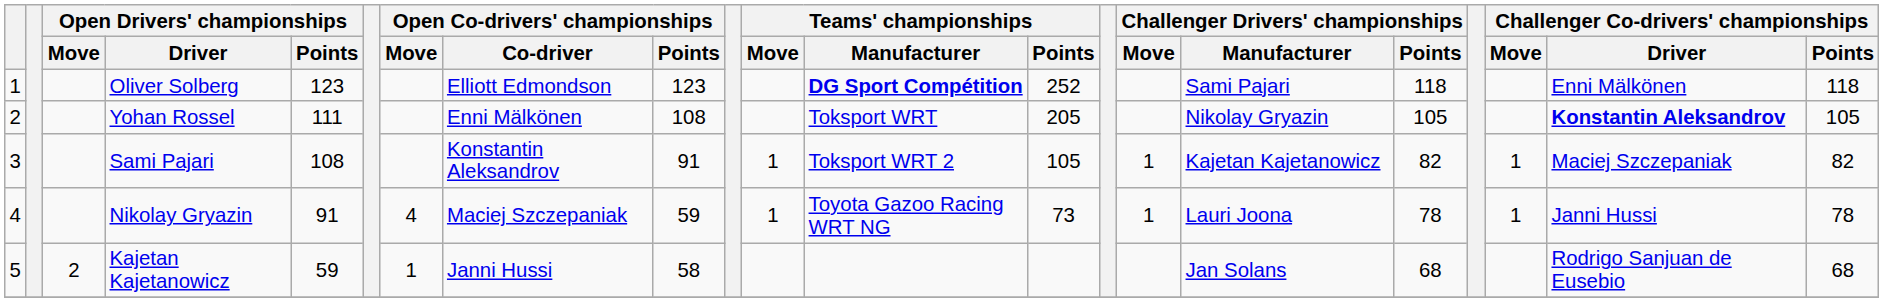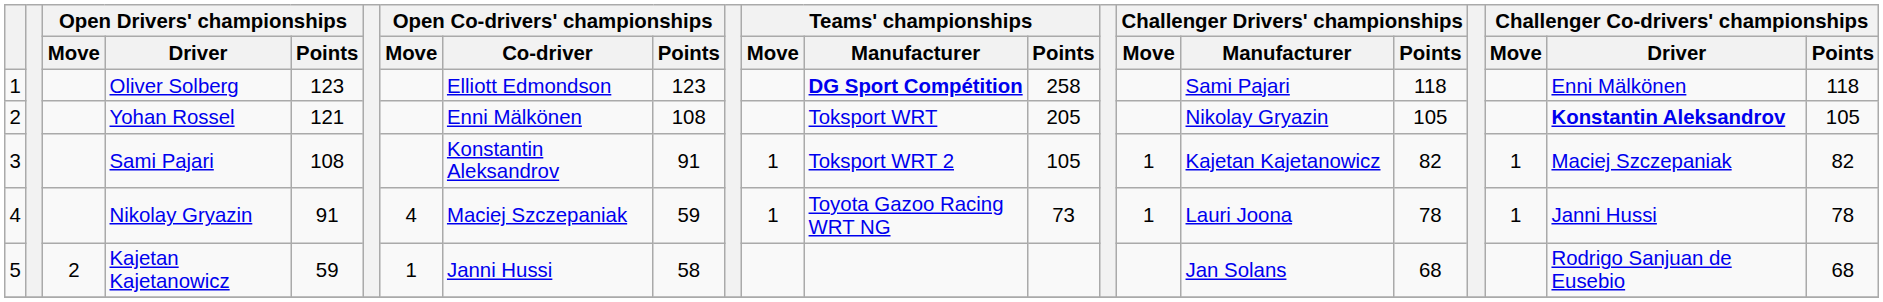(1063, 85) 252 -> (1063, 85) 258
(327, 117) 111 -> (327, 117) 121
